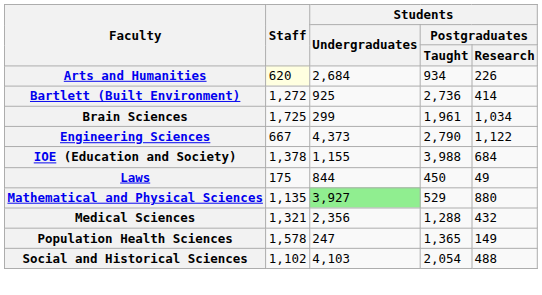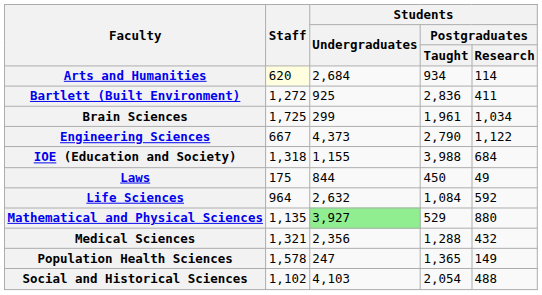(486, 76) 226 -> (486, 76) 114
(442, 96) 2,736 -> (442, 96) 2,836
(486, 96) 414 -> (486, 96) 411
(288, 157) 1,378 -> (288, 157) 1,318
+ row: (135, 198)
